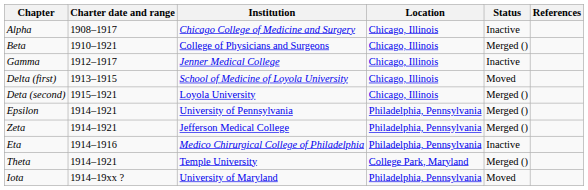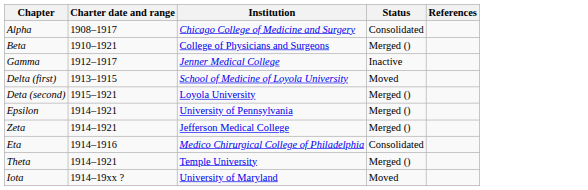- column: (425, 12)
(503, 29) Inactive -> (396, 29) Consolidated
(503, 144) Inactive -> (396, 144) Consolidated
